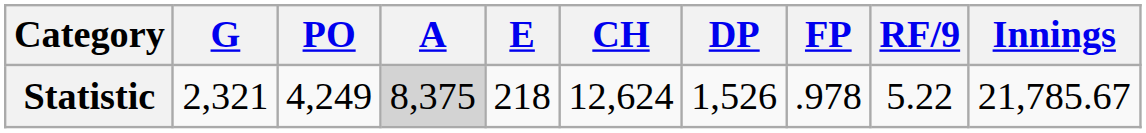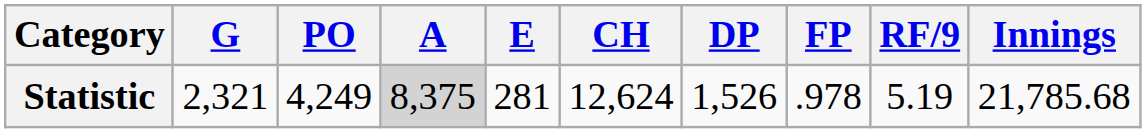(522, 95) 218 -> (522, 95) 281
(920, 95) 5.22 -> (920, 95) 5.19
(1054, 95) 21,785.67 -> (1054, 95) 21,785.68
